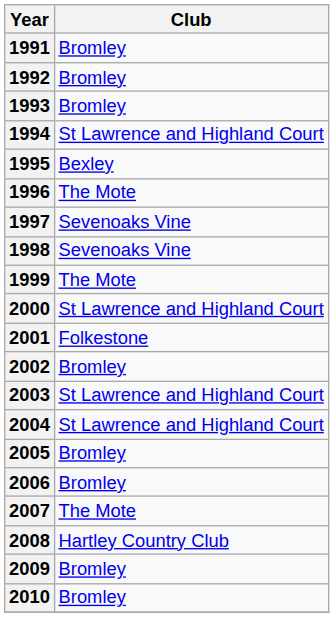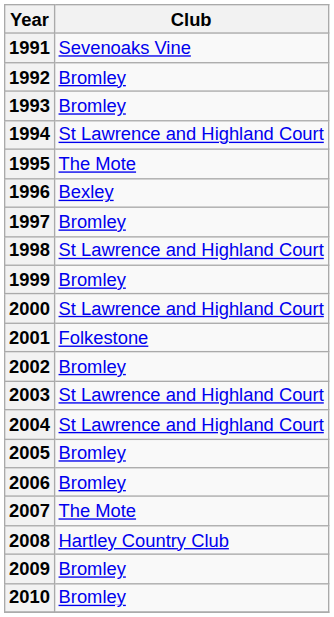(92, 48) Bromley -> (125, 48) Sevenoaks Vine
(86, 163) Bexley -> (97, 163) The Mote
(97, 192) The Mote -> (86, 192) Bexley
(125, 221) Sevenoaks Vine -> (92, 221) Bromley
(125, 250) Sevenoaks Vine -> (191, 250) St Lawrence and Highland Court
(97, 279) The Mote -> (92, 279) Bromley
